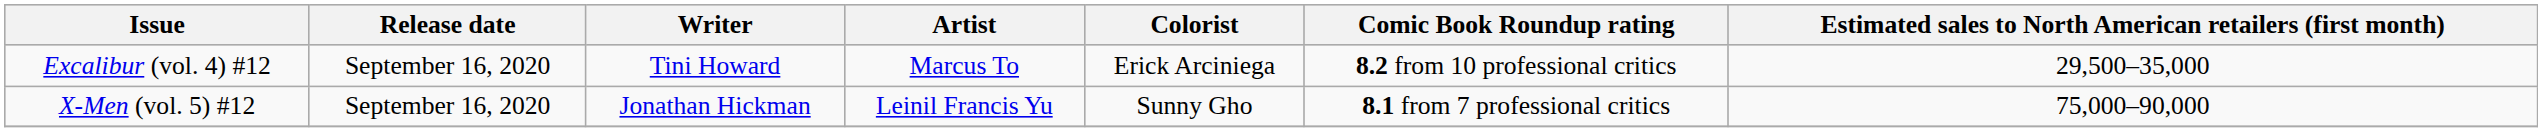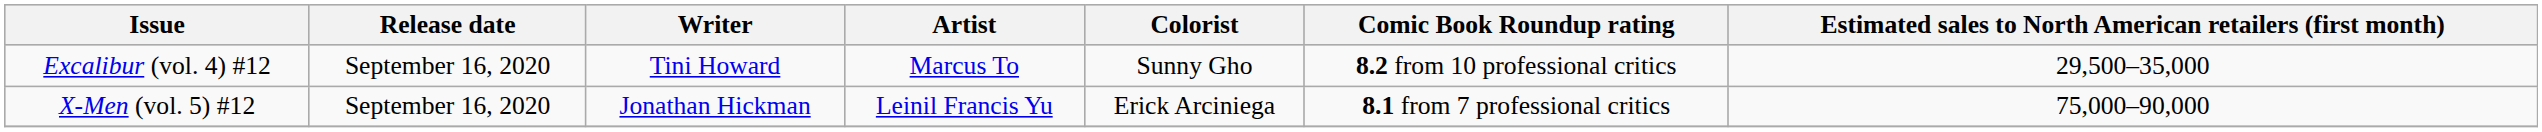(1194, 65) Erick Arciniega -> (1194, 65) Sunny Gho
(1194, 106) Sunny Gho -> (1194, 106) Erick Arciniega
